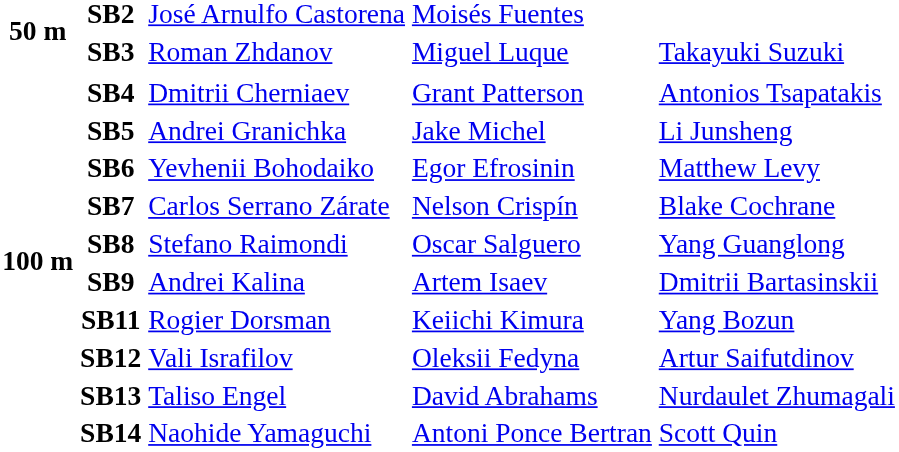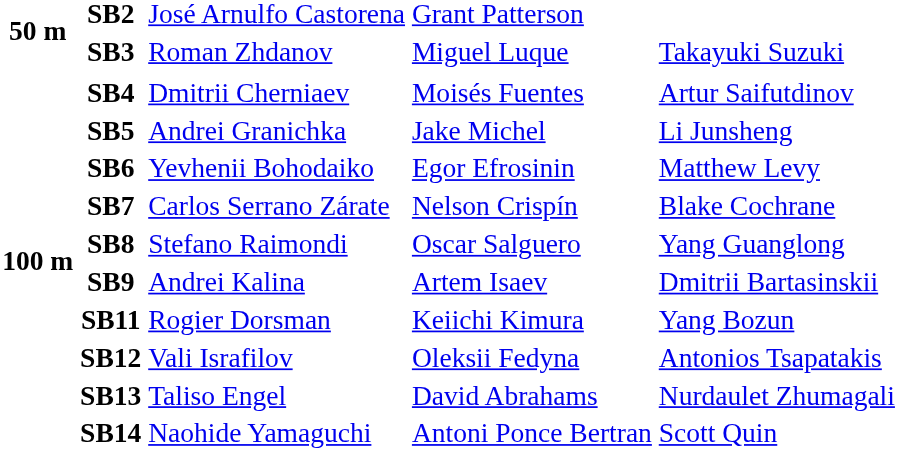(498, 13) Moisés Fuentes -> (498, 13) Grant Patterson
(498, 92) Grant Patterson -> (498, 92) Moisés Fuentes
(770, 92) Antonios Tsapatakis -> (756, 92) Artur Saifutdinov
(756, 357) Artur Saifutdinov -> (770, 357) Antonios Tsapatakis
